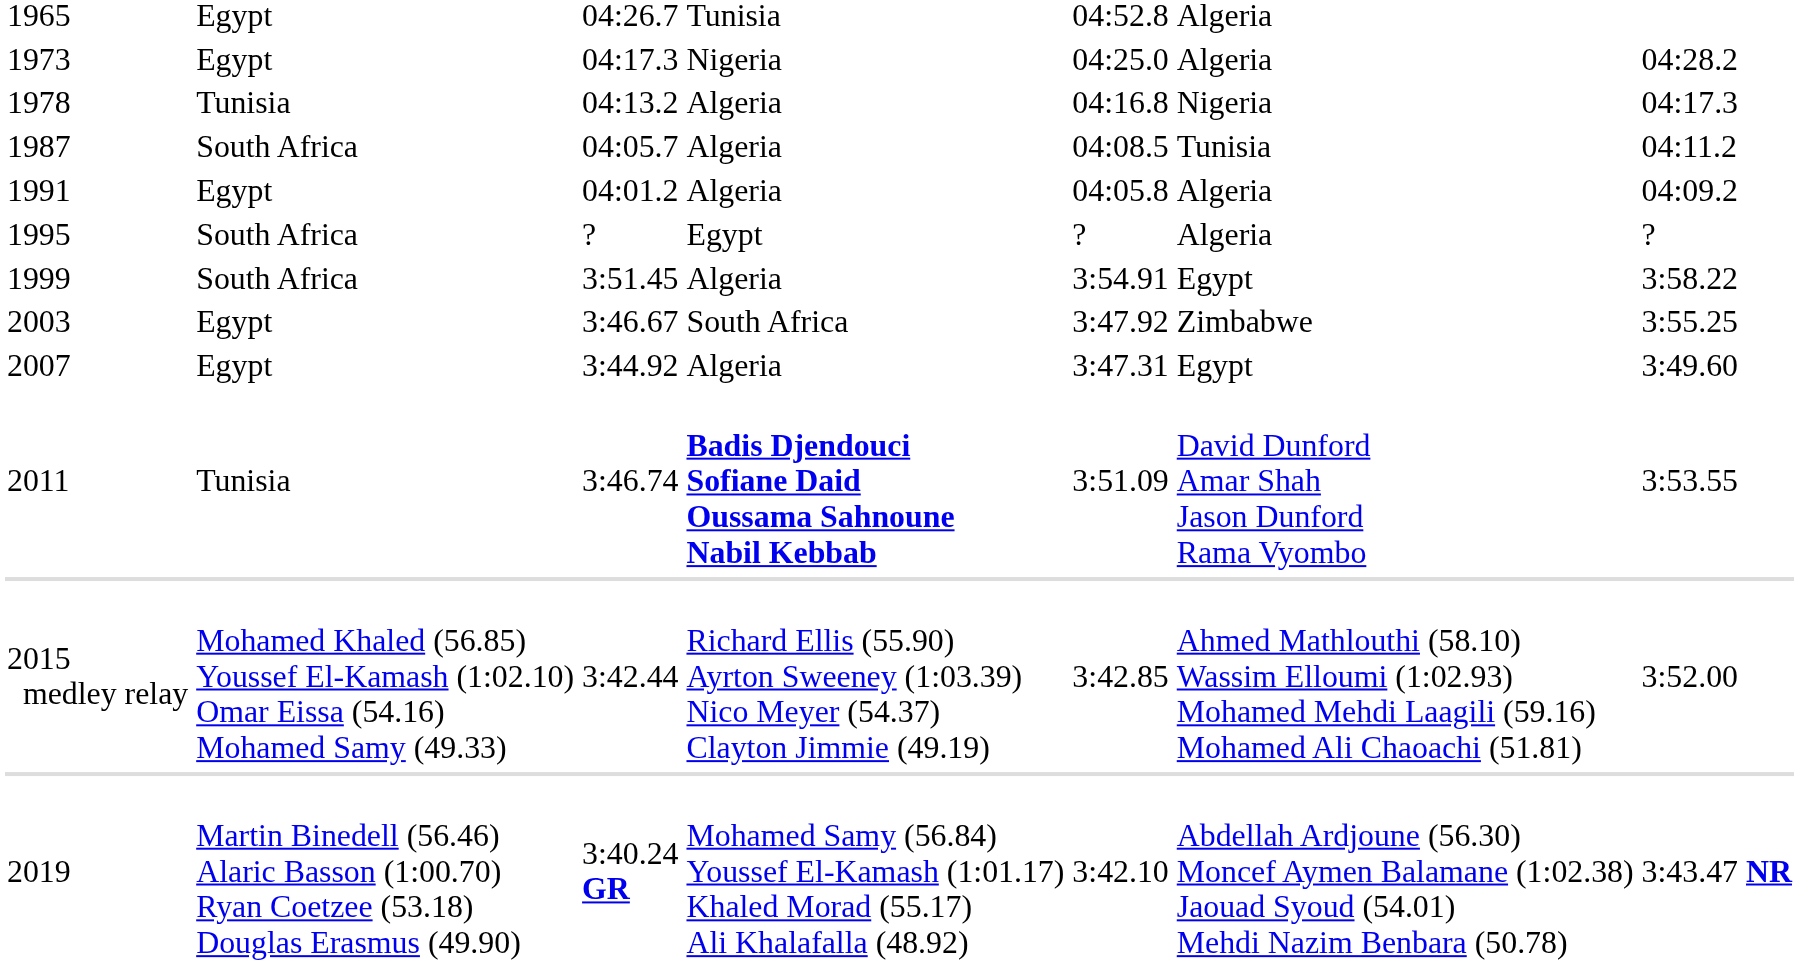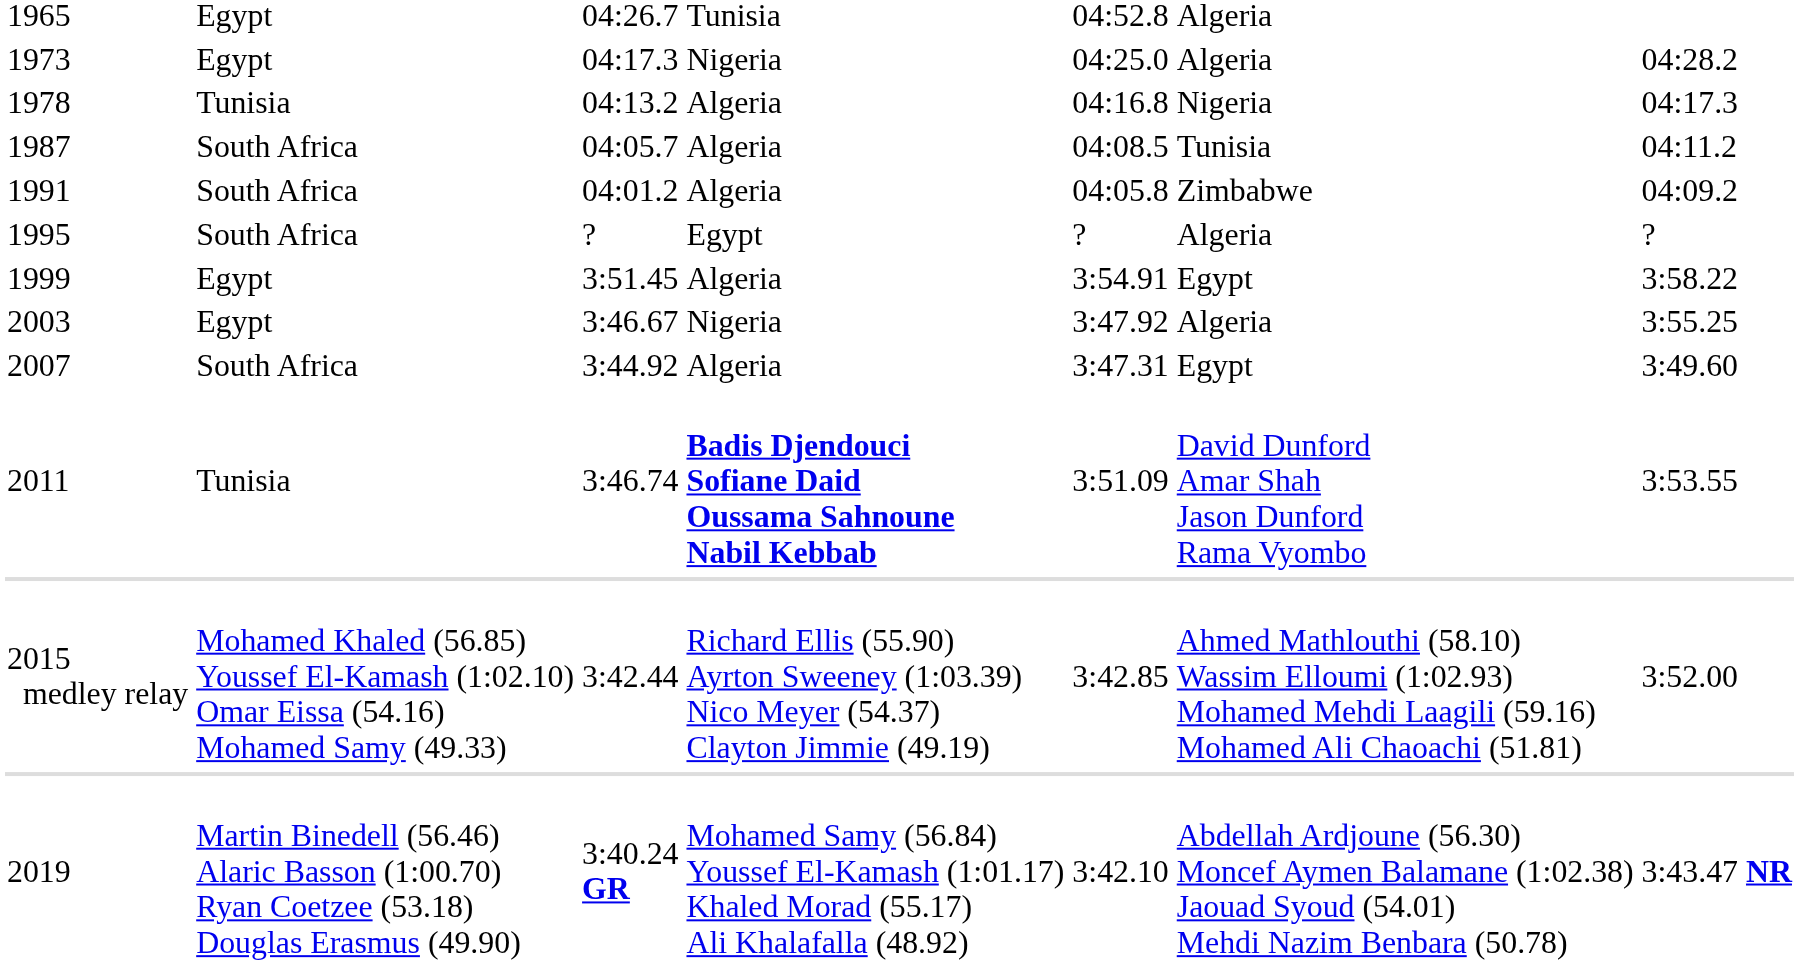(234, 190) Egypt -> (277, 190) South Africa
(1224, 190) Algeria -> (1245, 190) Zimbabwe
(277, 278) South Africa -> (234, 278) Egypt
(767, 321) South Africa -> (734, 321) Nigeria
(1245, 321) Zimbabwe -> (1224, 321) Algeria
(234, 365) Egypt -> (277, 365) South Africa
